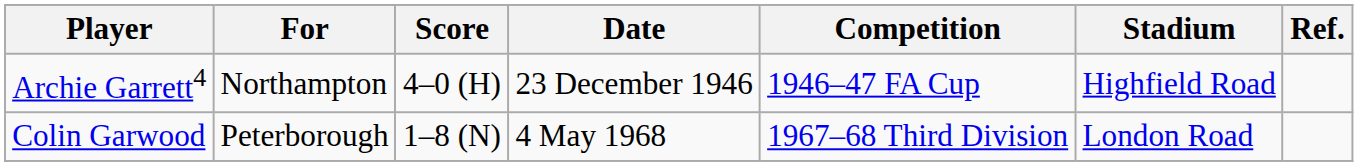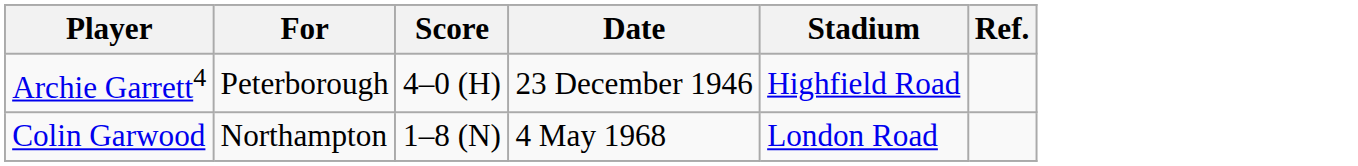- column: (918, 29)
(304, 82) Northampton -> (305, 82) Peterborough
(305, 136) Peterborough -> (304, 136) Northampton
